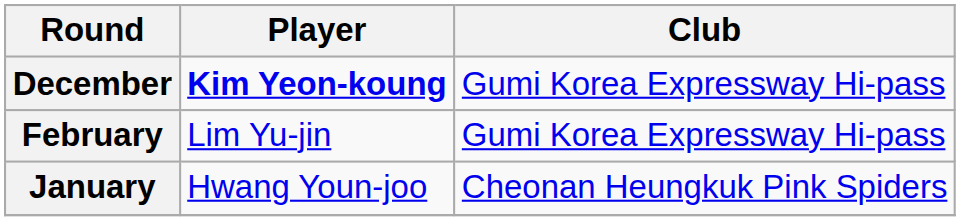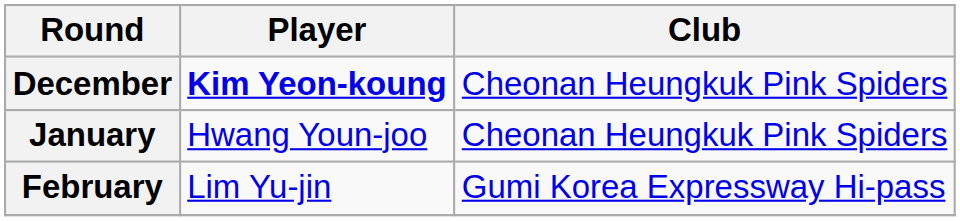(704, 82) Gumi Korea Expressway Hi-pass -> (705, 82) Cheonan Heungkuk Pink Spiders
rows swapped: (92, 187) <-> (92, 135)
